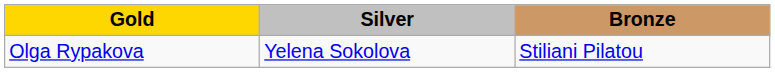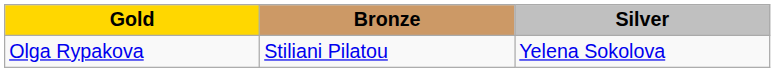columns swapped: (387, 20) <-> (642, 20)
